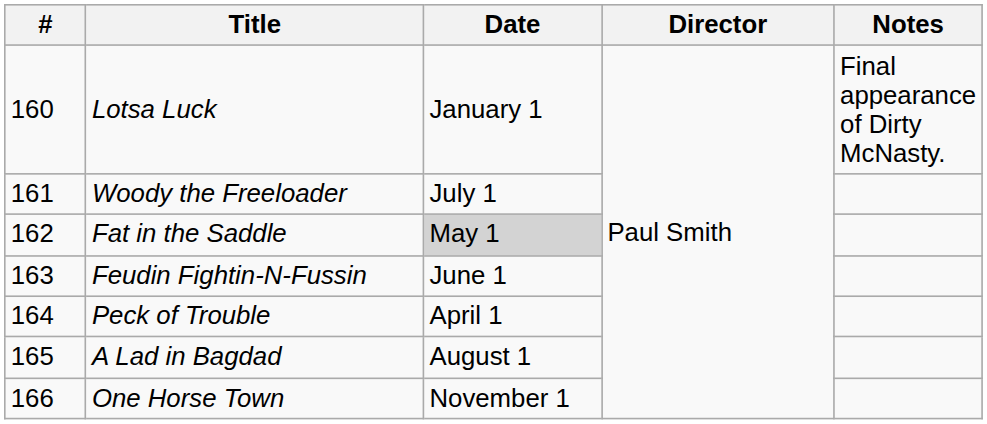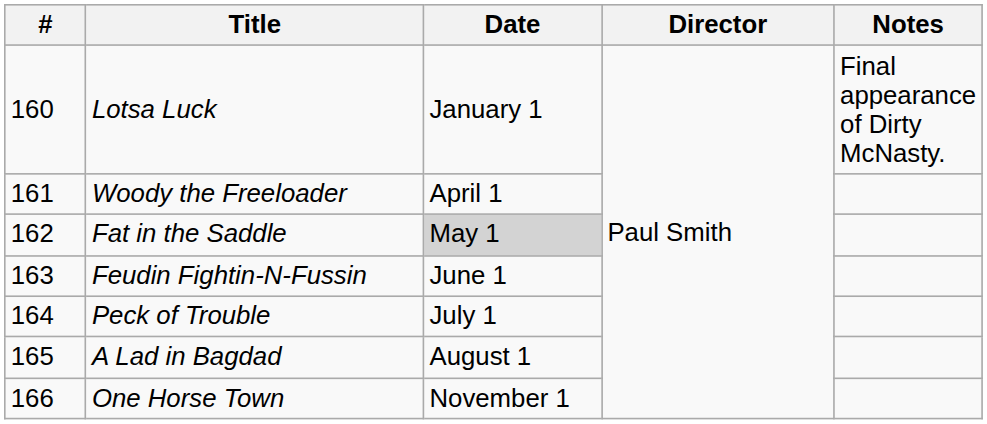(463, 193) July 1 -> (466, 193) April 1
(466, 316) April 1 -> (463, 316) July 1
